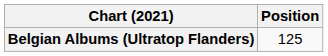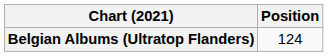(290, 39) 125 -> (290, 39) 124
